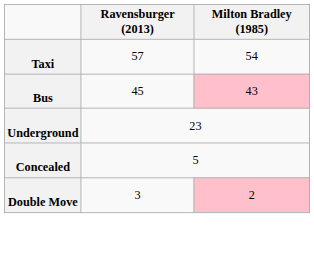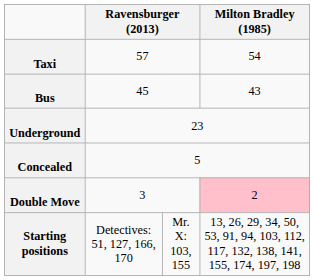(252, 91) pink background -> (255, 91) no background
+ row: (45, 244)
